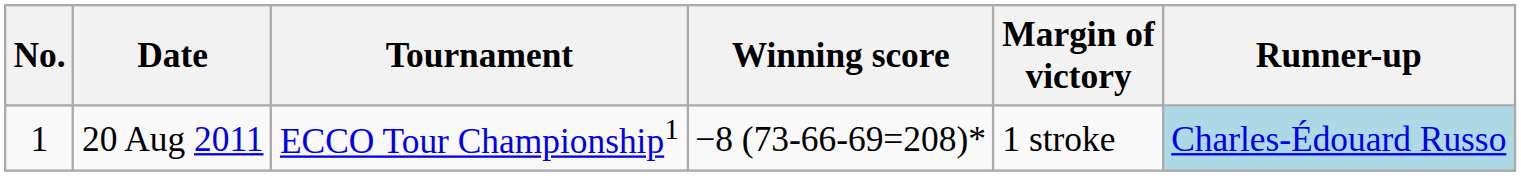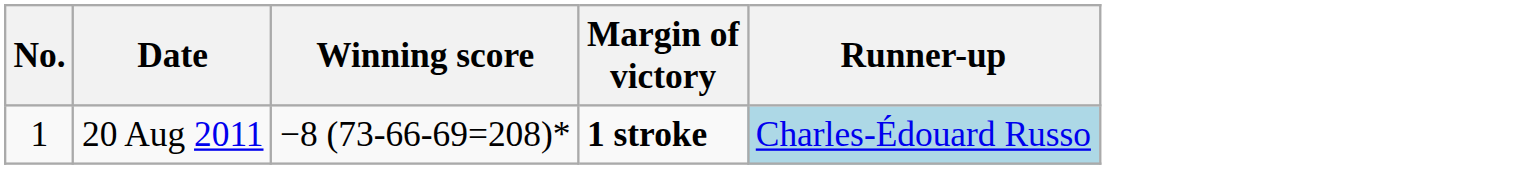- column: (479, 54)
(1059, 137) normal -> (647, 134) bold
